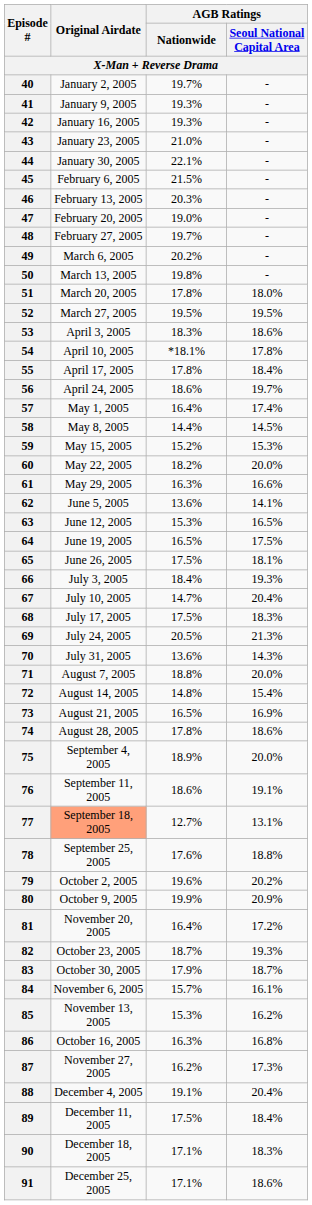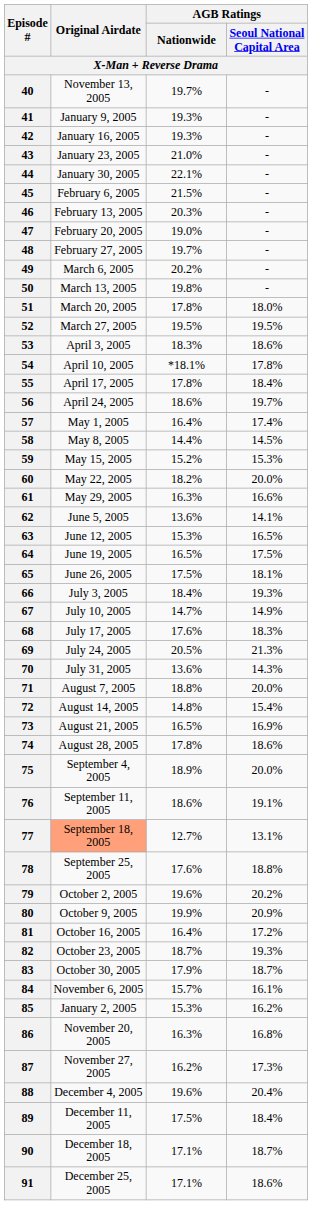(98, 84) January 2, 2005 -> (98, 91) November 13, 2005
(267, 598) 20.4% -> (267, 611) 14.9%
(186, 617) 17.5% -> (186, 630) 17.6%
(98, 925) November 20, 2005 -> (98, 932) October 16, 2005
(98, 1015) November 13, 2005 -> (98, 1008) January 2, 2005
(98, 1041) October 16, 2005 -> (98, 1034) November 20, 2005
(186, 1092) 19.1% -> (186, 1092) 19.6%
(267, 1150) 18.3% -> (267, 1150) 18.7%
